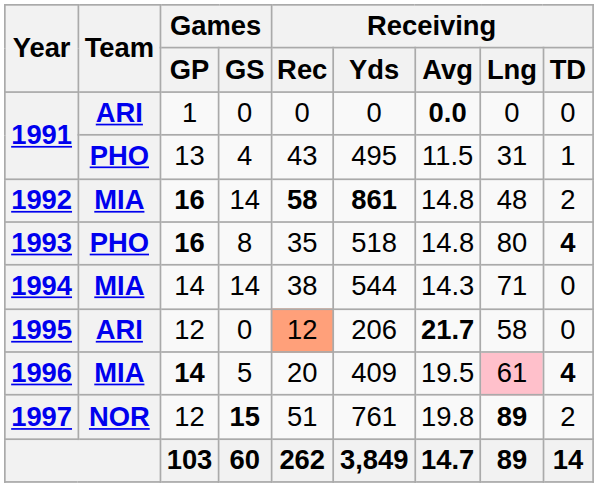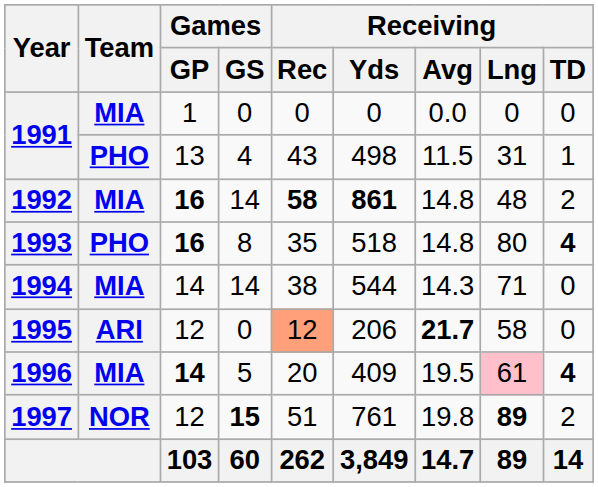(119, 112) ARI -> (119, 112) MIA
(448, 112) bold -> (448, 112) normal
(374, 156) 495 -> (374, 156) 498
